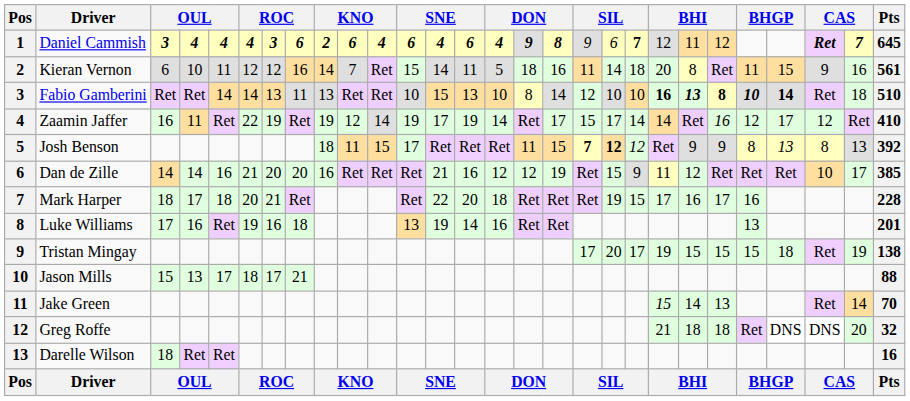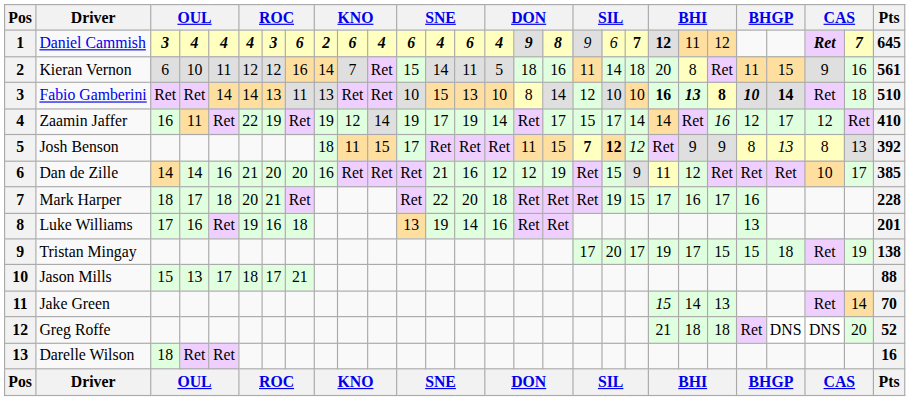(663, 43) normal -> (663, 43) bold
(693, 251) 15 -> (693, 251) 17
(889, 329) 32 -> (889, 329) 52
